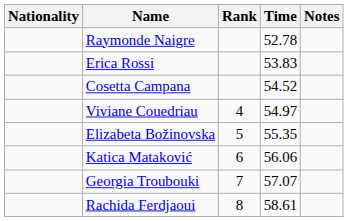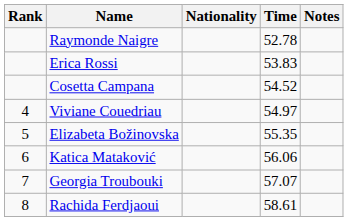columns swapped: (239, 16) <-> (43, 16)
